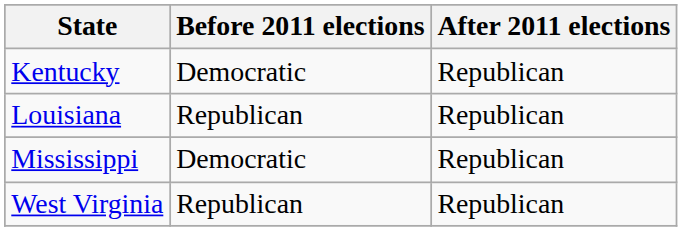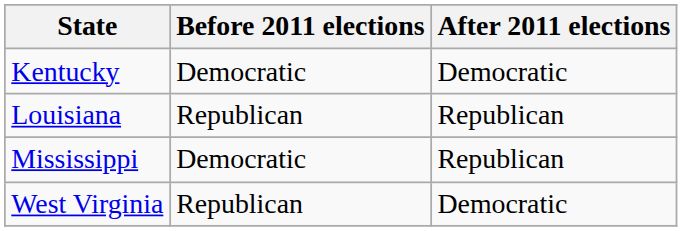(501, 70) Republican -> (502, 70) Democratic
(501, 203) Republican -> (502, 203) Democratic
